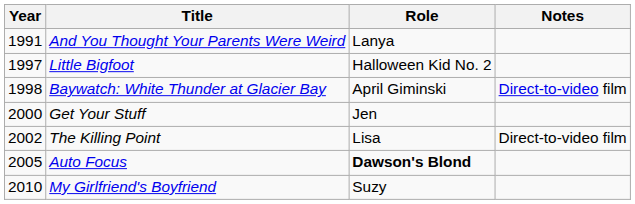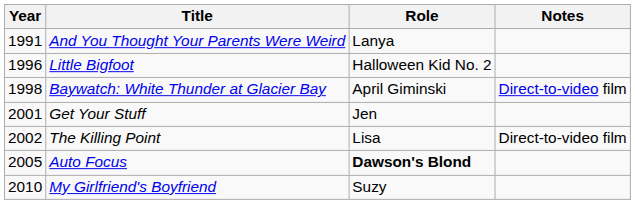(25, 65) 1997 -> (25, 65) 1996
(25, 114) 2000 -> (25, 114) 2001
